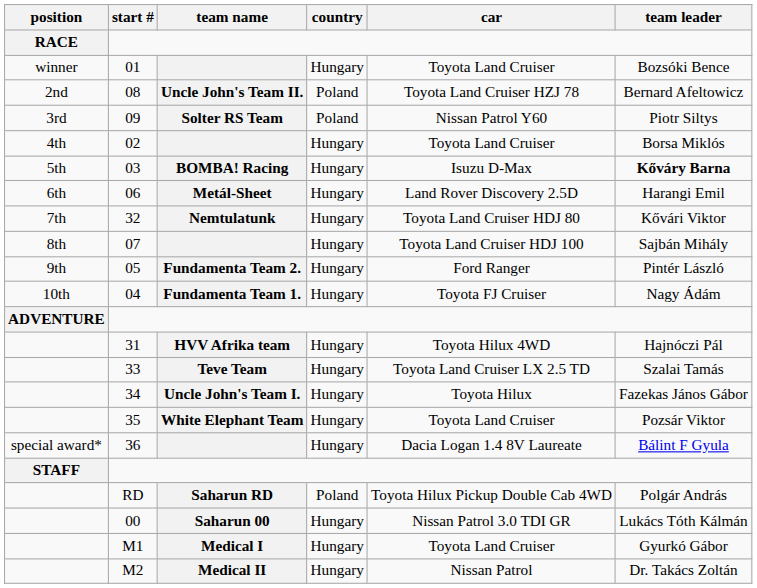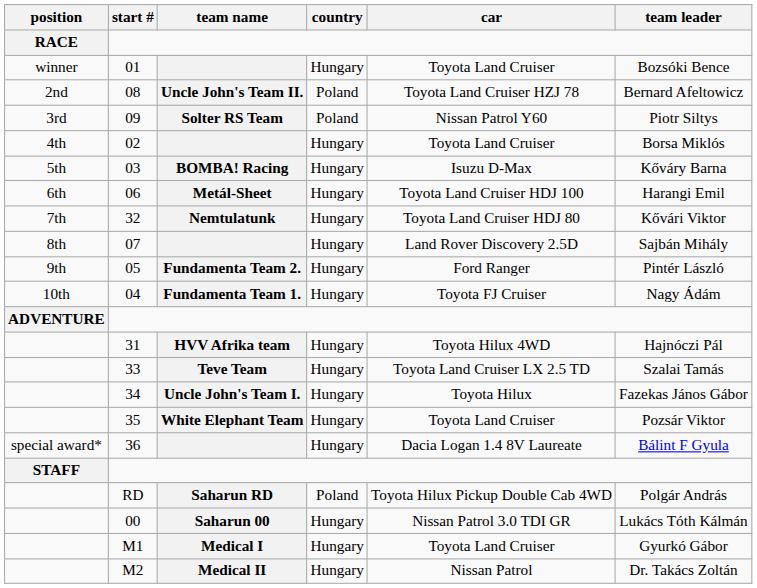(683, 168) bold -> (683, 168) normal
(492, 193) Land Rover Discovery 2.5D -> (492, 193) Toyota Land Cruiser HDJ 100
(492, 244) Toyota Land Cruiser HDJ 100 -> (492, 244) Land Rover Discovery 2.5D
